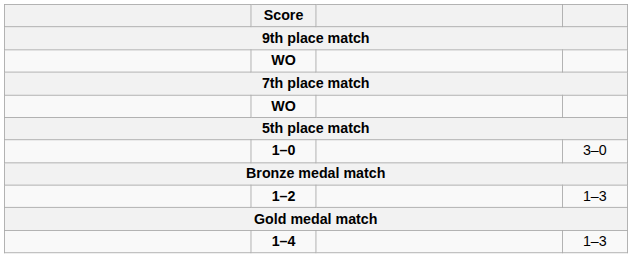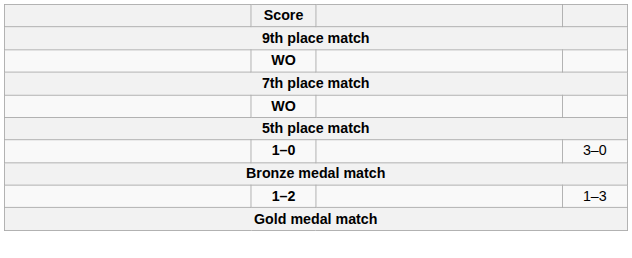- row: (284, 241)
